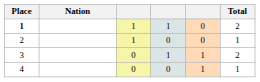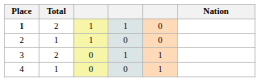columns swapped: (78, 12) <-> (237, 12)
